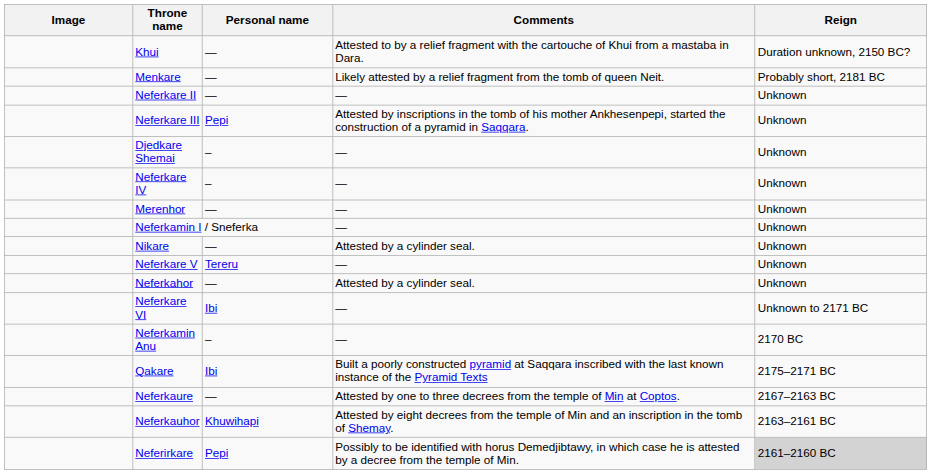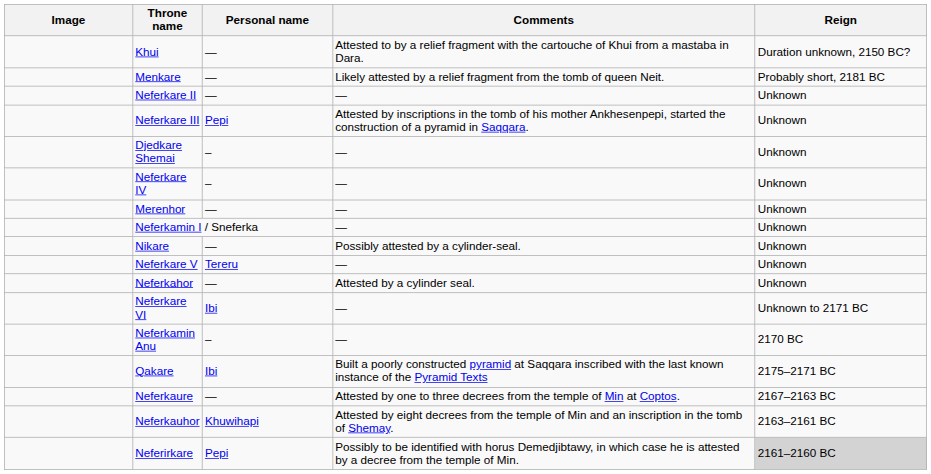(405, 246) Attested by a cylinder seal. -> (428, 246) Possibly attested by a cylinder-seal.
